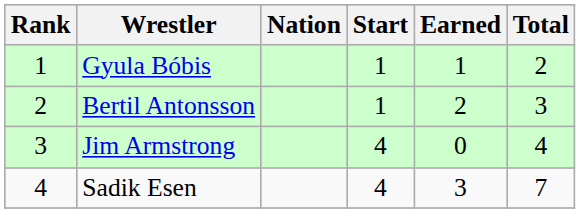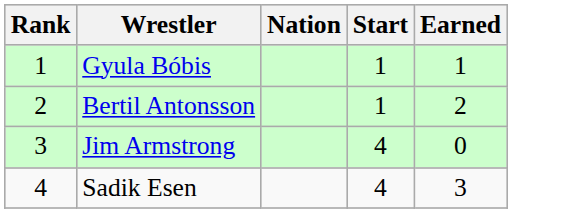- column: (541, 24)
